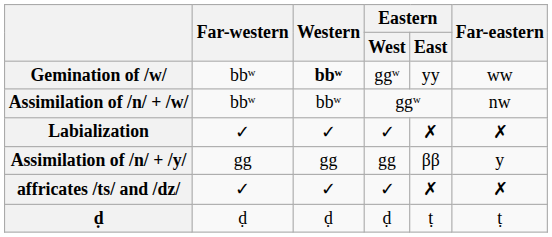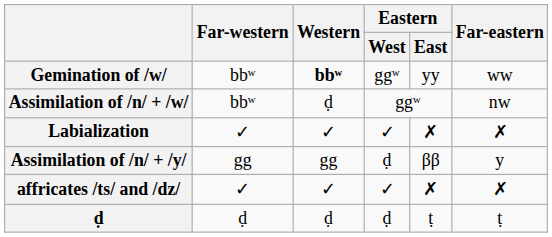(328, 103) bbʷ -> (328, 103) ḍ
(387, 160) gg -> (387, 160) ḍ
